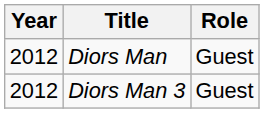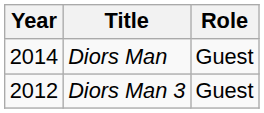(34, 56) 2012 -> (34, 56) 2014
